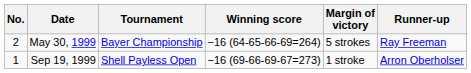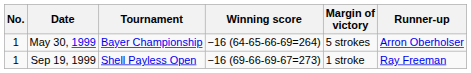(16, 43) 2 -> (16, 43) 1
(413, 43) Ray Freeman -> (422, 43) Arron Oberholser
(422, 60) Arron Oberholser -> (413, 60) Ray Freeman
